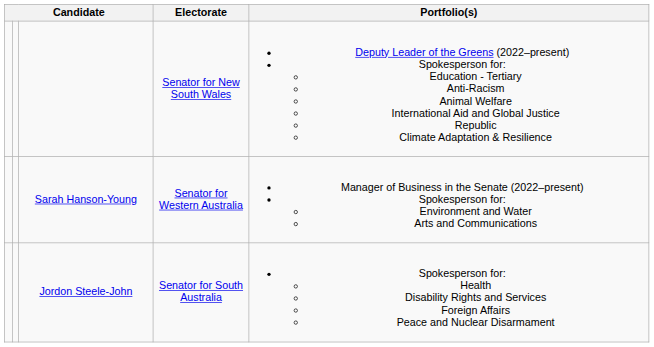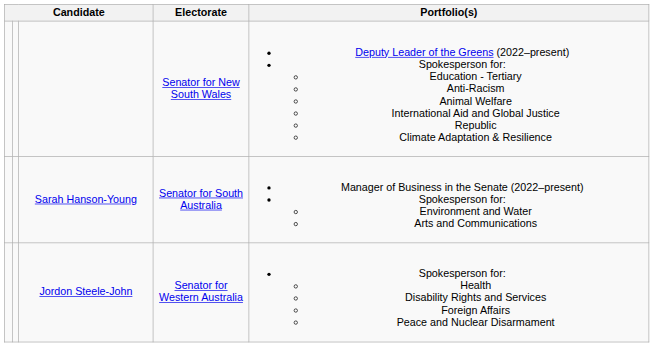(201, 199) Senator for Western Australia -> (201, 199) Senator for South Australia
(201, 292) Senator for South Australia -> (201, 292) Senator for Western Australia
